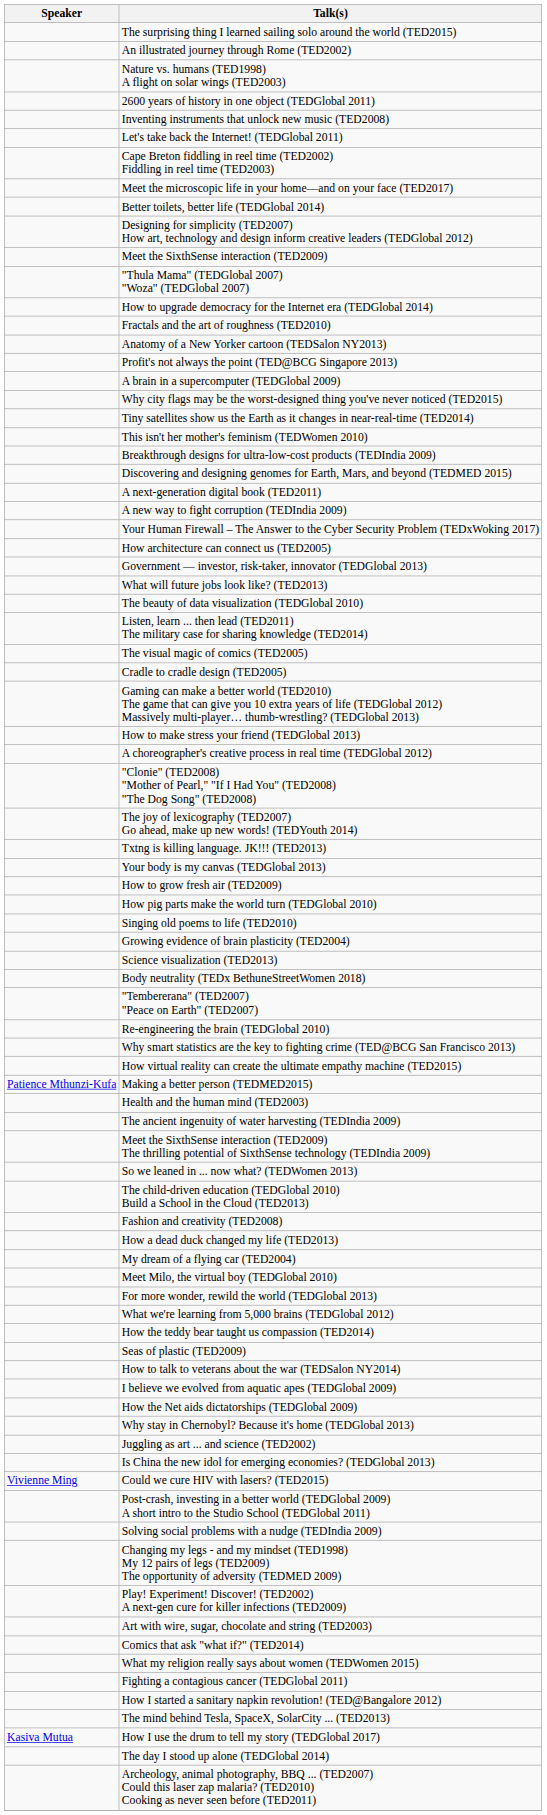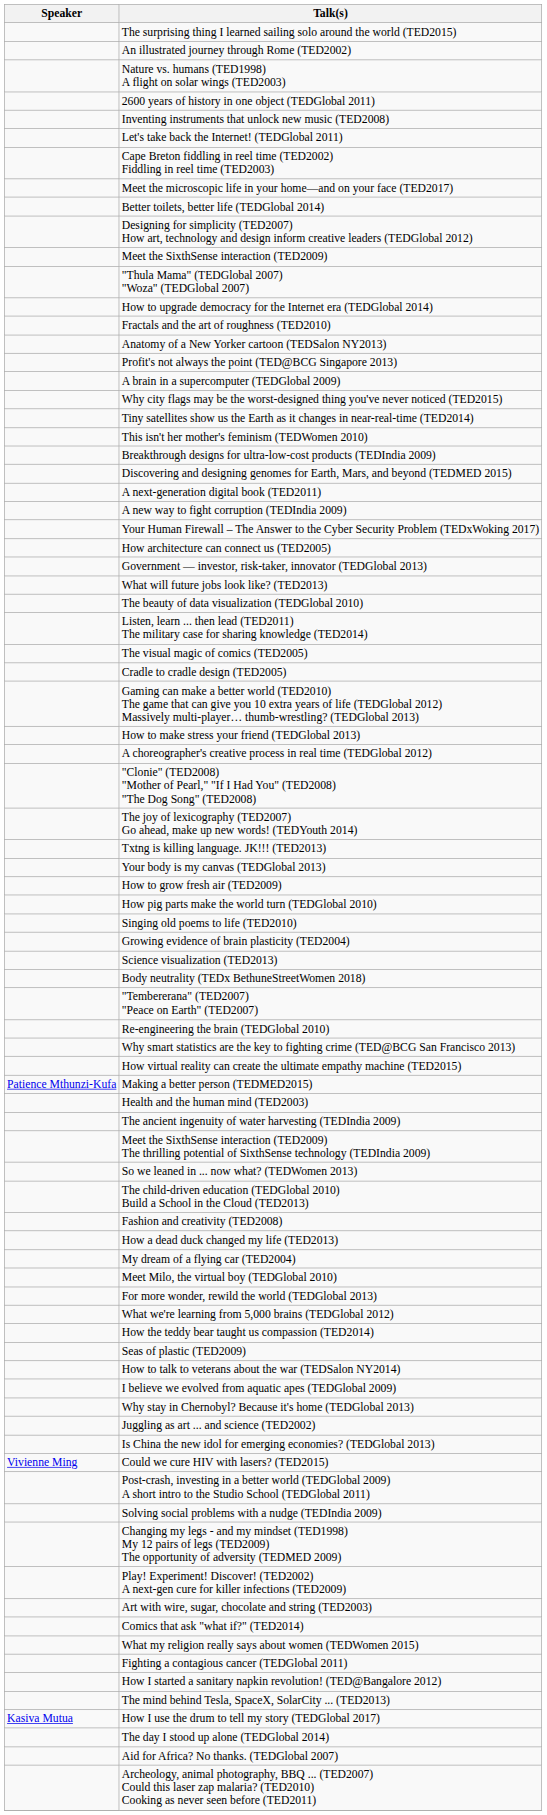- row: (239, 1407)
+ row: (230, 1756)
